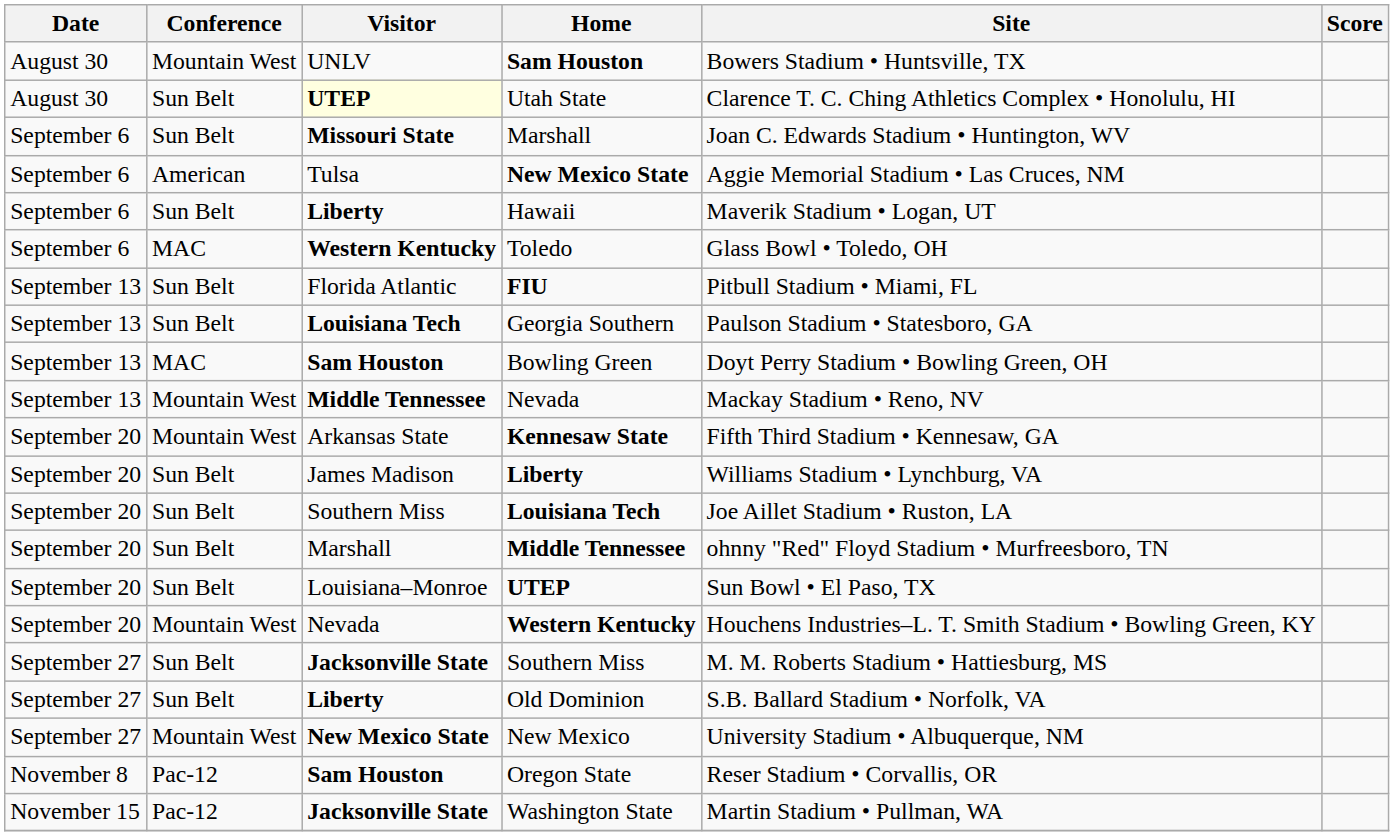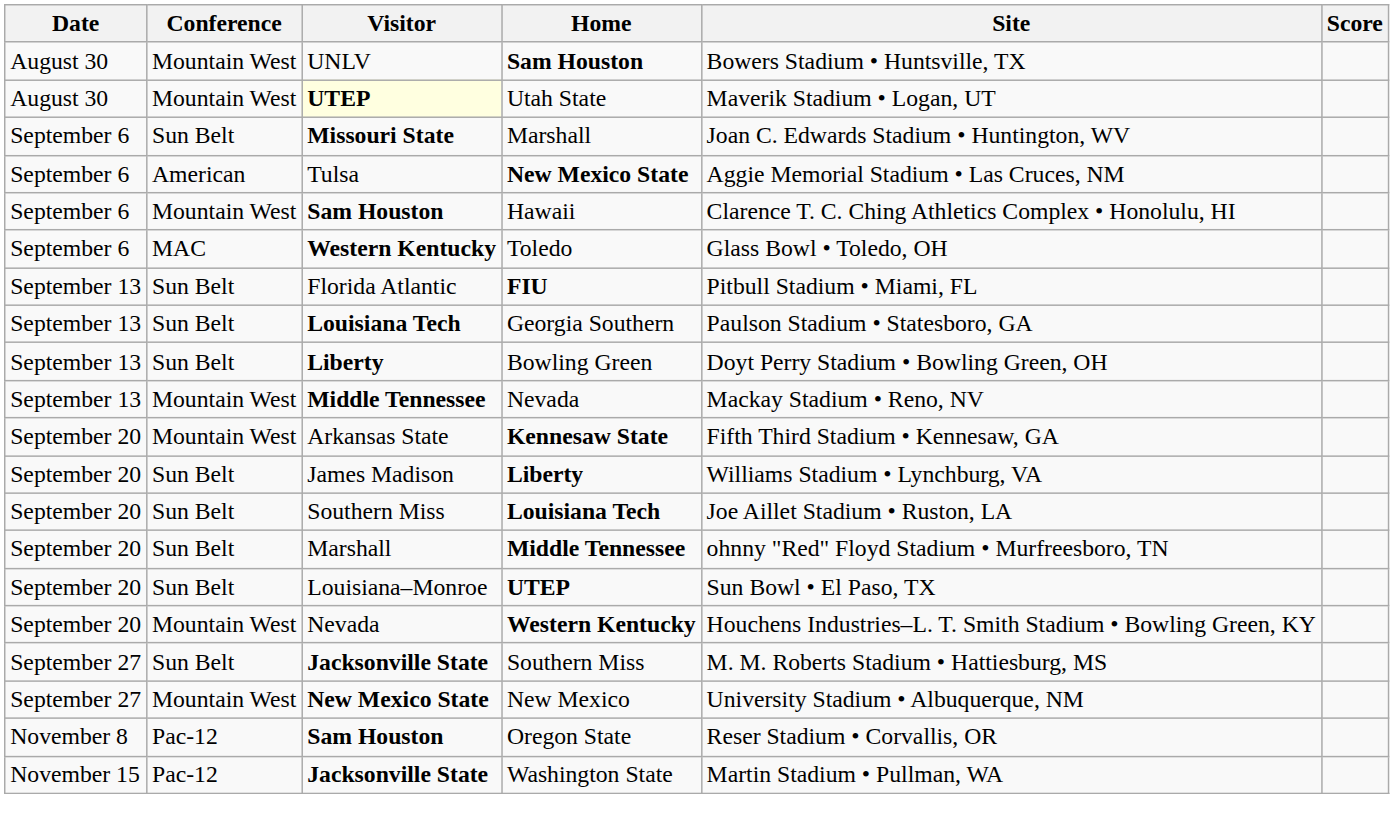(193, 98) Sun Belt -> (224, 98) Mountain West
(971, 98) Clarence T. C. Ching Athletics Complex • Honolulu, HI -> (851, 98) Maverik Stadium • Logan, UT
(193, 211) Sun Belt -> (224, 211) Mountain West
(345, 211) Liberty -> (375, 211) Sam Houston
(851, 211) Maverik Stadium • Logan, UT -> (971, 211) Clarence T. C. Ching Athletics Complex • Honolulu, HI
(179, 361) MAC -> (193, 361) Sun Belt
(375, 361) Sam Houston -> (345, 361) Liberty
- row: (576, 699)
